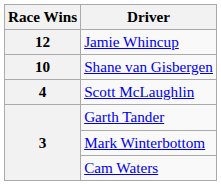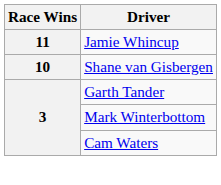(43, 42) 12 -> (43, 42) 11
- row: (139, 92)
